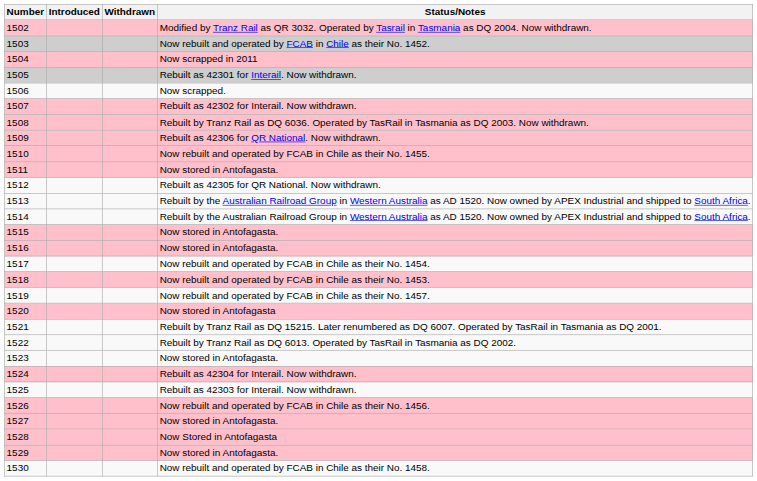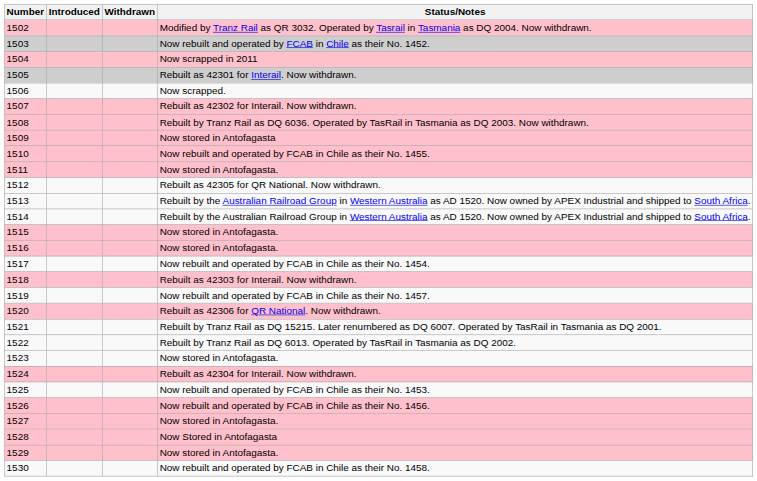(270, 138) Rebuilt as 42306 for QR National. Now withdrawn. -> (218, 138) Now stored in Antofagasta
(295, 279) Now rebuilt and operated by FCAB in Chile as their No. 1453. -> (258, 279) Rebuilt as 42303 for Interail. Now withdrawn.
(218, 311) Now stored in Antofagasta -> (270, 311) Rebuilt as 42306 for QR National. Now withdrawn.
(258, 389) Rebuilt as 42303 for Interail. Now withdrawn. -> (295, 389) Now rebuilt and operated by FCAB in Chile as their No. 1453.
